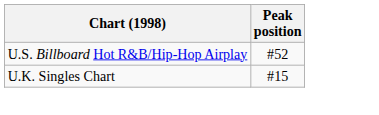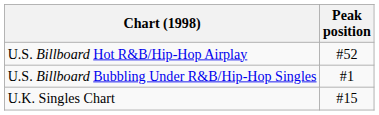+ row: (162, 76)
